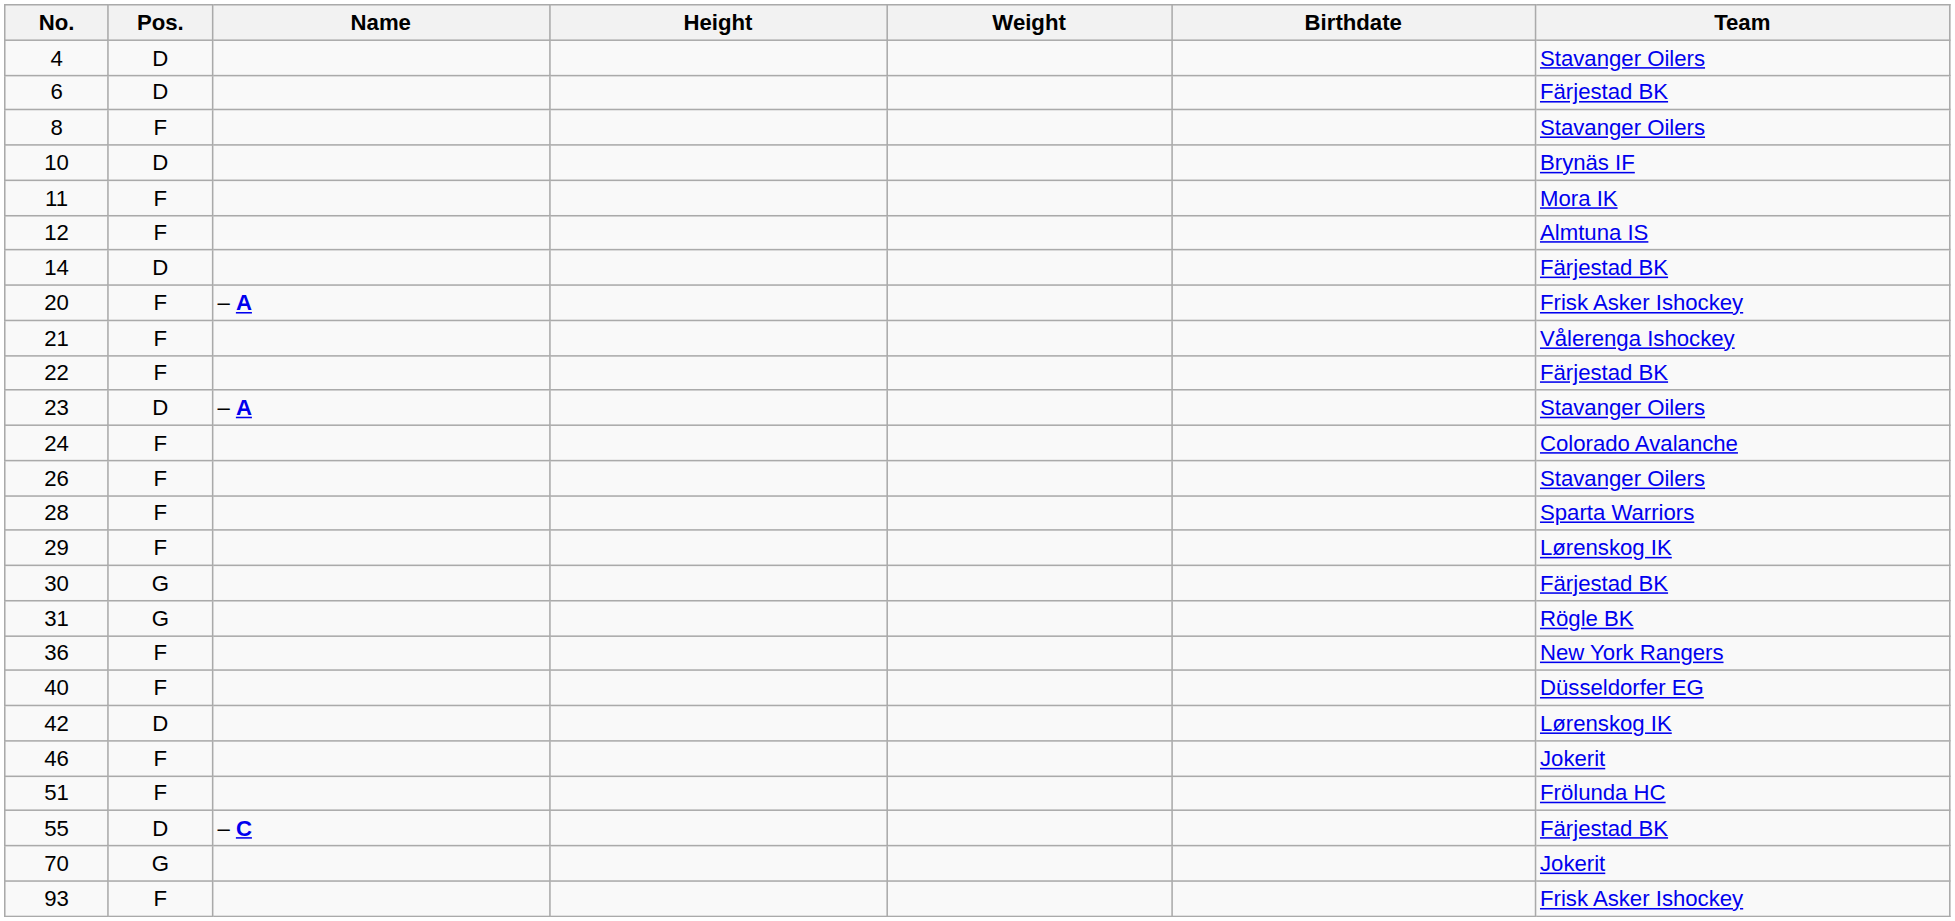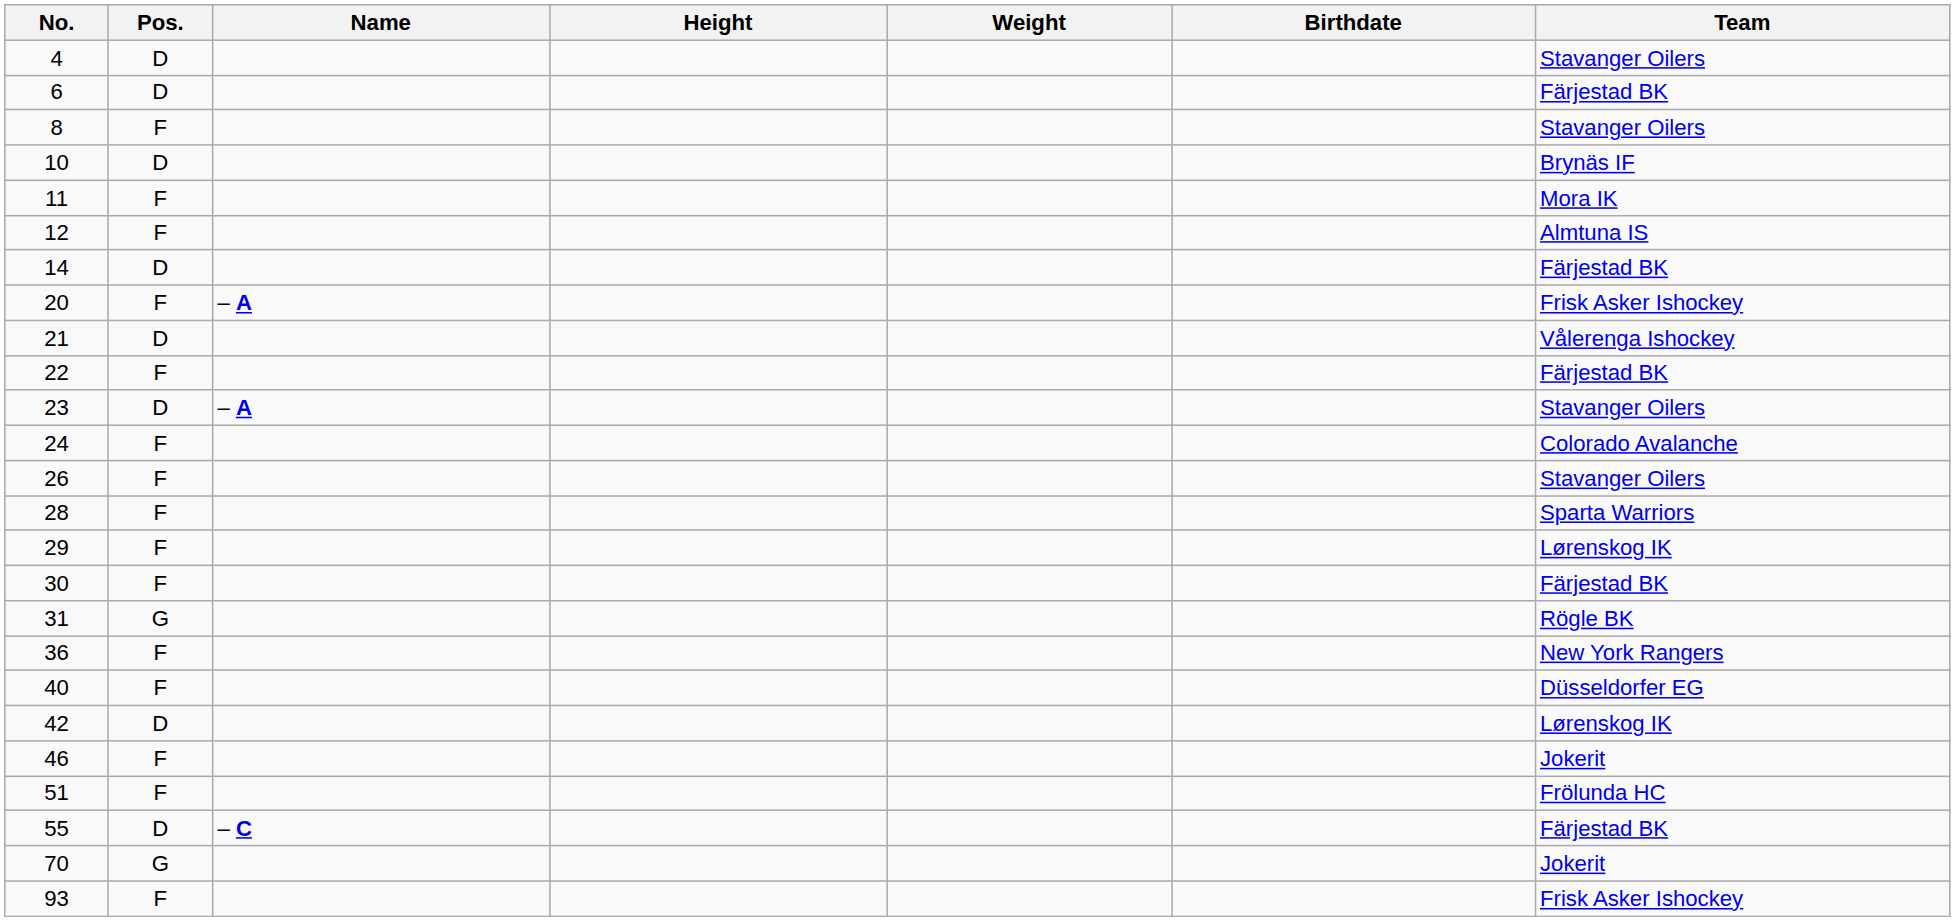(160, 338) F -> (160, 338) D
(160, 583) G -> (160, 583) F
